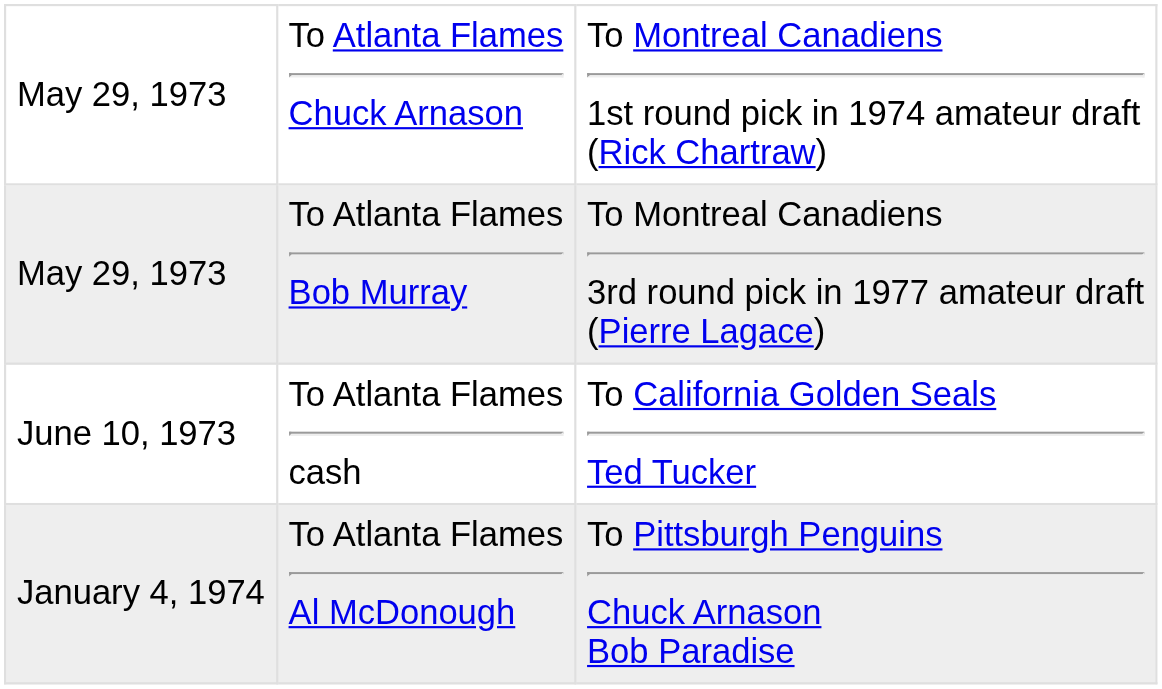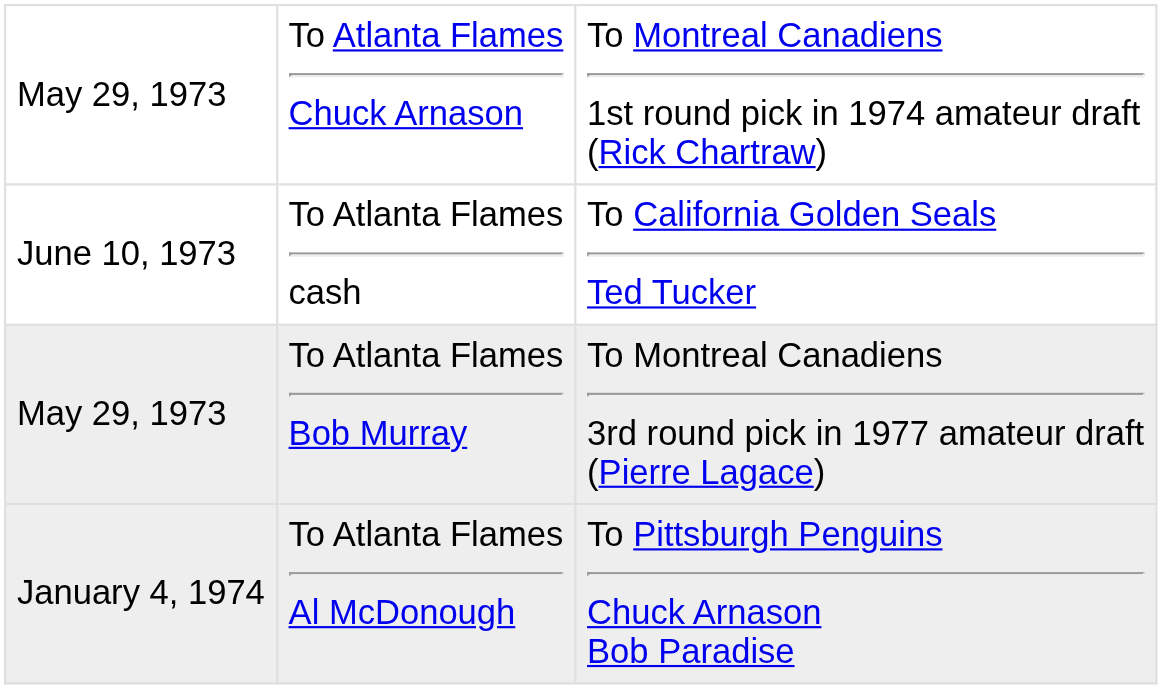rows swapped: (122, 273) <-> (126, 433)
